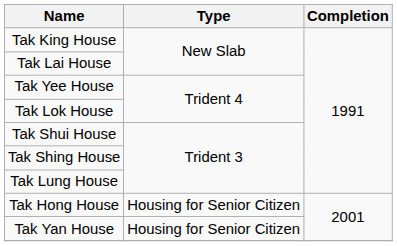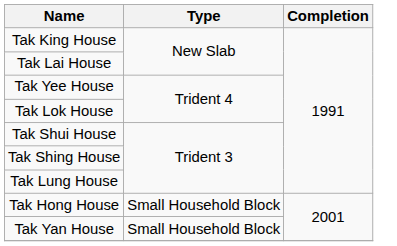(214, 205) Housing for Senior Citizen -> (204, 205) Small Household Block
(214, 228) Housing for Senior Citizen -> (204, 228) Small Household Block
